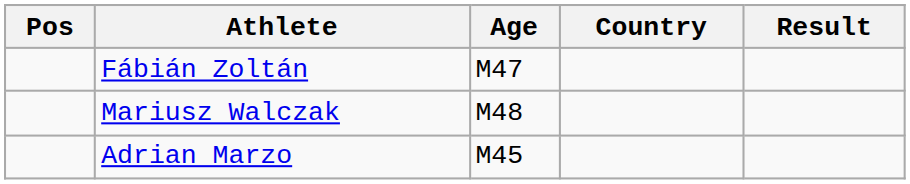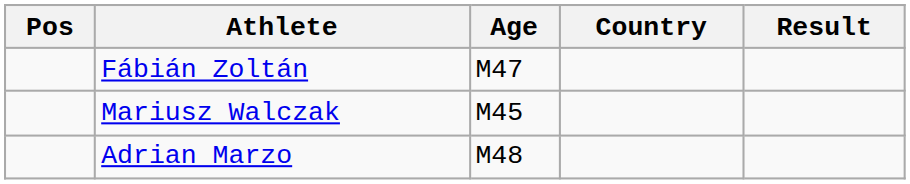(499, 113) M48 -> (499, 113) M45
(499, 156) M45 -> (499, 156) M48
